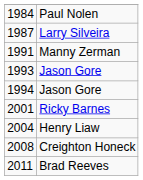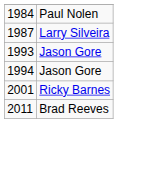- row: (20, 52)
- row: (20, 128)
- row: (20, 147)
